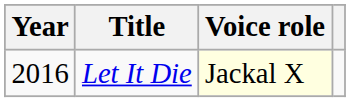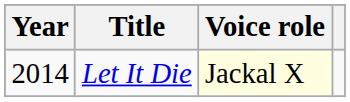(40, 72) 2016 -> (40, 72) 2014
